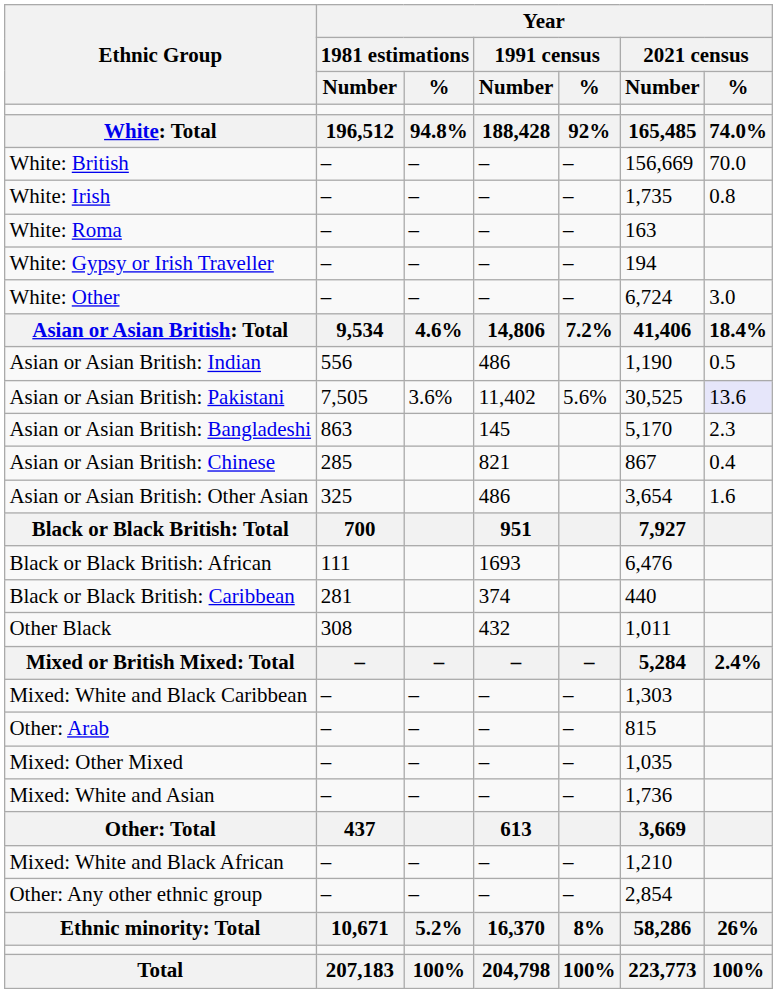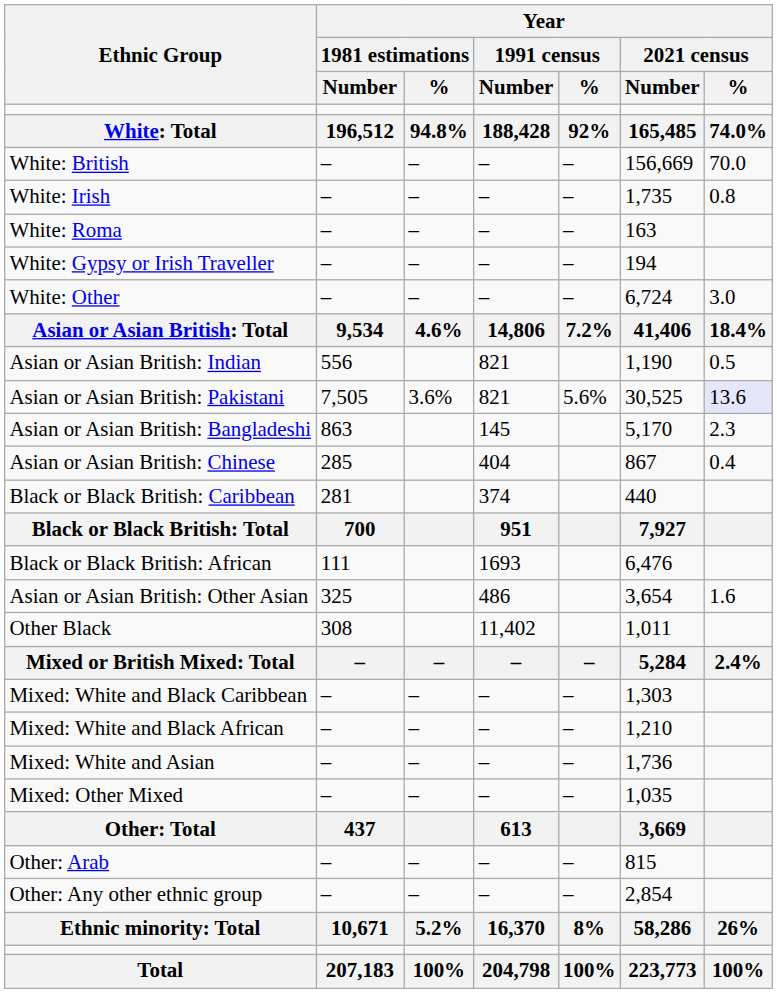(495, 363) 486 -> (495, 363) 821
(507, 396) 11,402 -> (495, 396) 821
(495, 462) 821 -> (495, 462) 404
rows swapped: (159, 496) <-> (152, 595)
(495, 629) 432 -> (507, 629) 11,402
rows swapped: (147, 861) <-> (59, 728)
rows swapped: (112, 795) <-> (96, 762)
